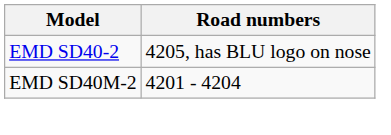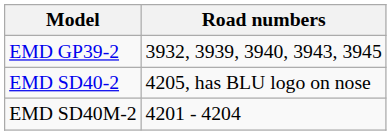+ row: (64, 51)
